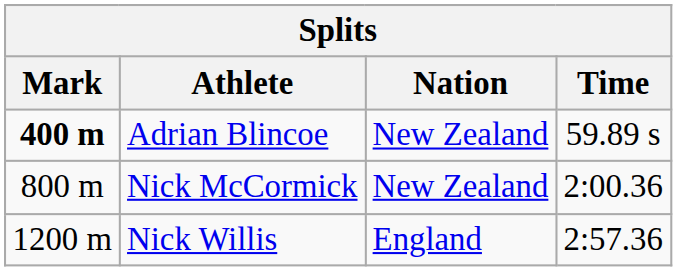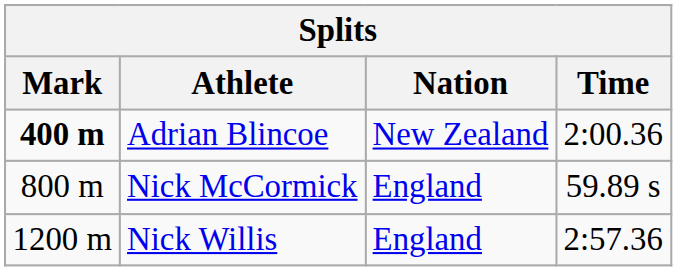(613, 134) 59.89 s -> (613, 134) 2:00.36
(460, 186) New Zealand -> (427, 186) England
(613, 186) 2:00.36 -> (613, 186) 59.89 s
